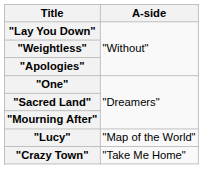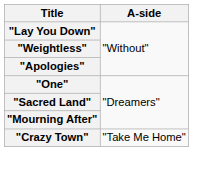- row: (52, 137)
